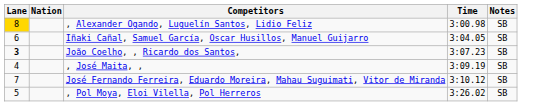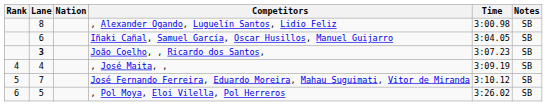+ column: (17, 12)
(17, 25) gold background -> (41, 25) no background
